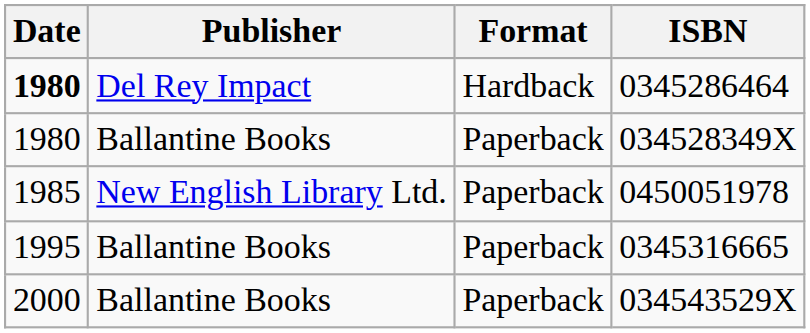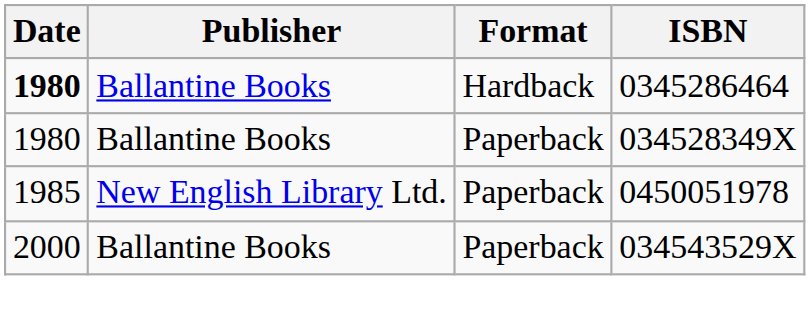(204, 85) Del Rey Impact -> (214, 85) Ballantine Books
- row: (704, 246)
